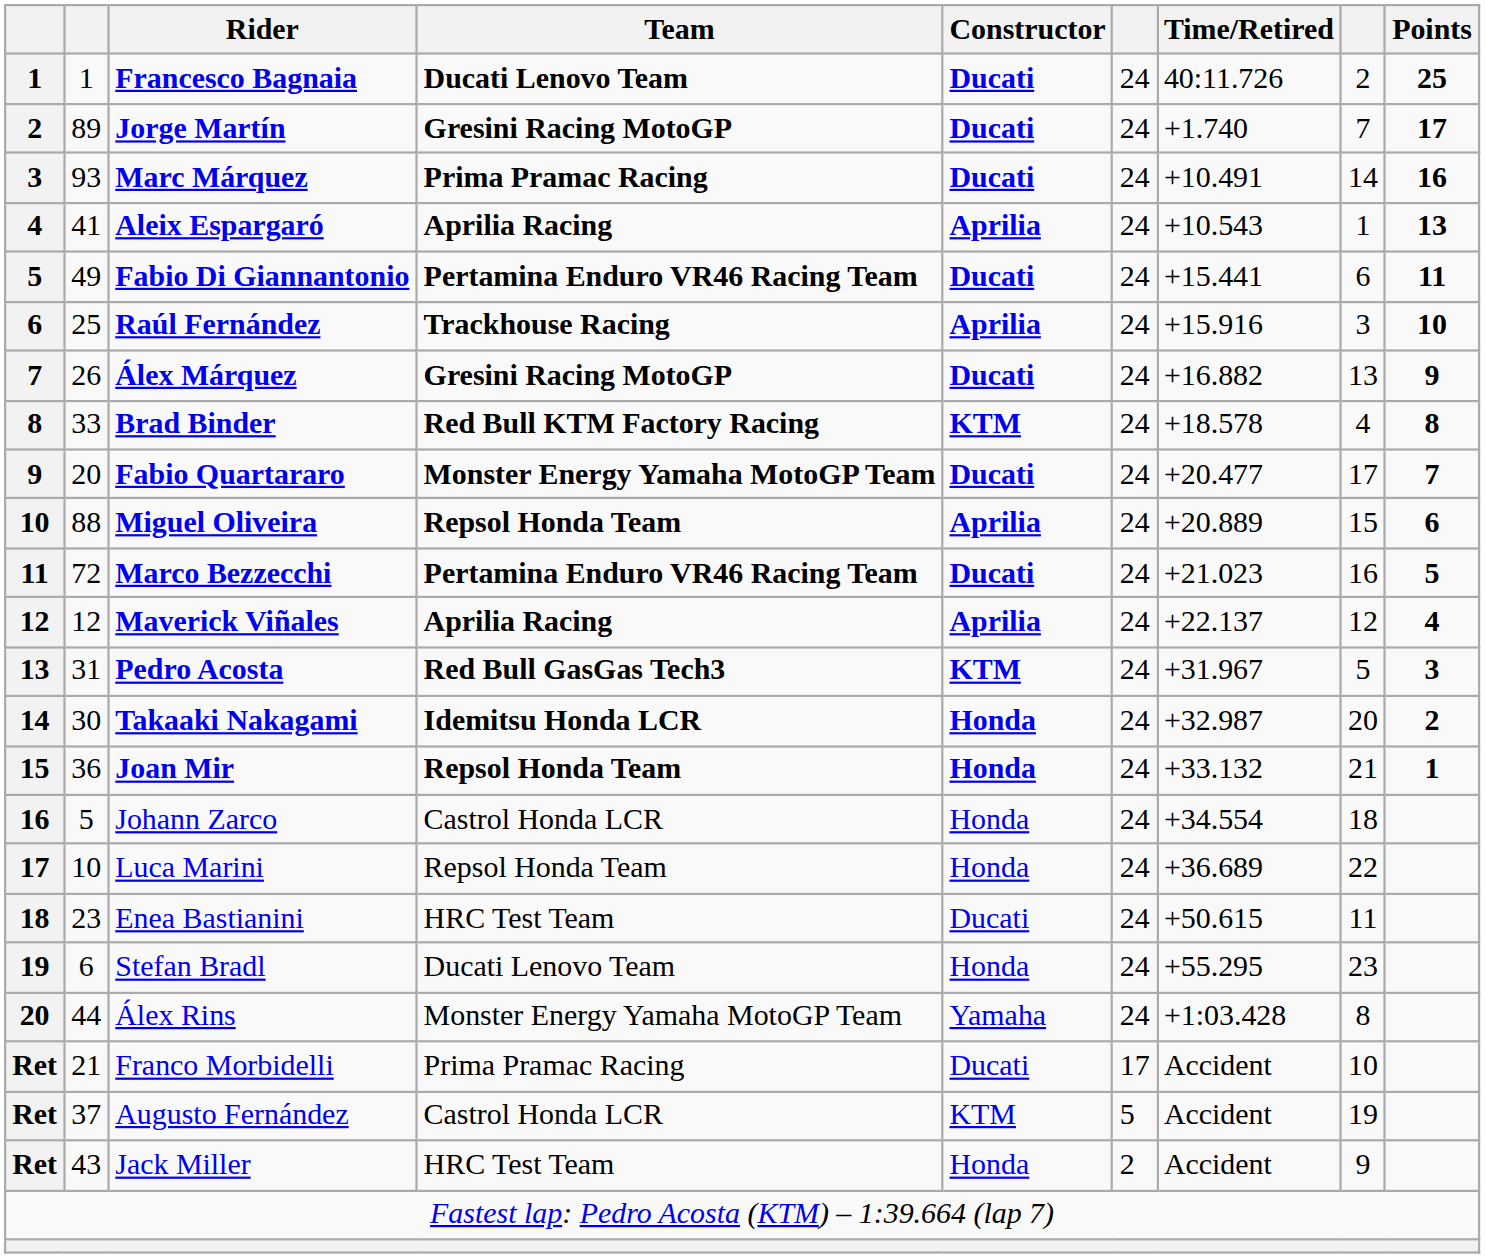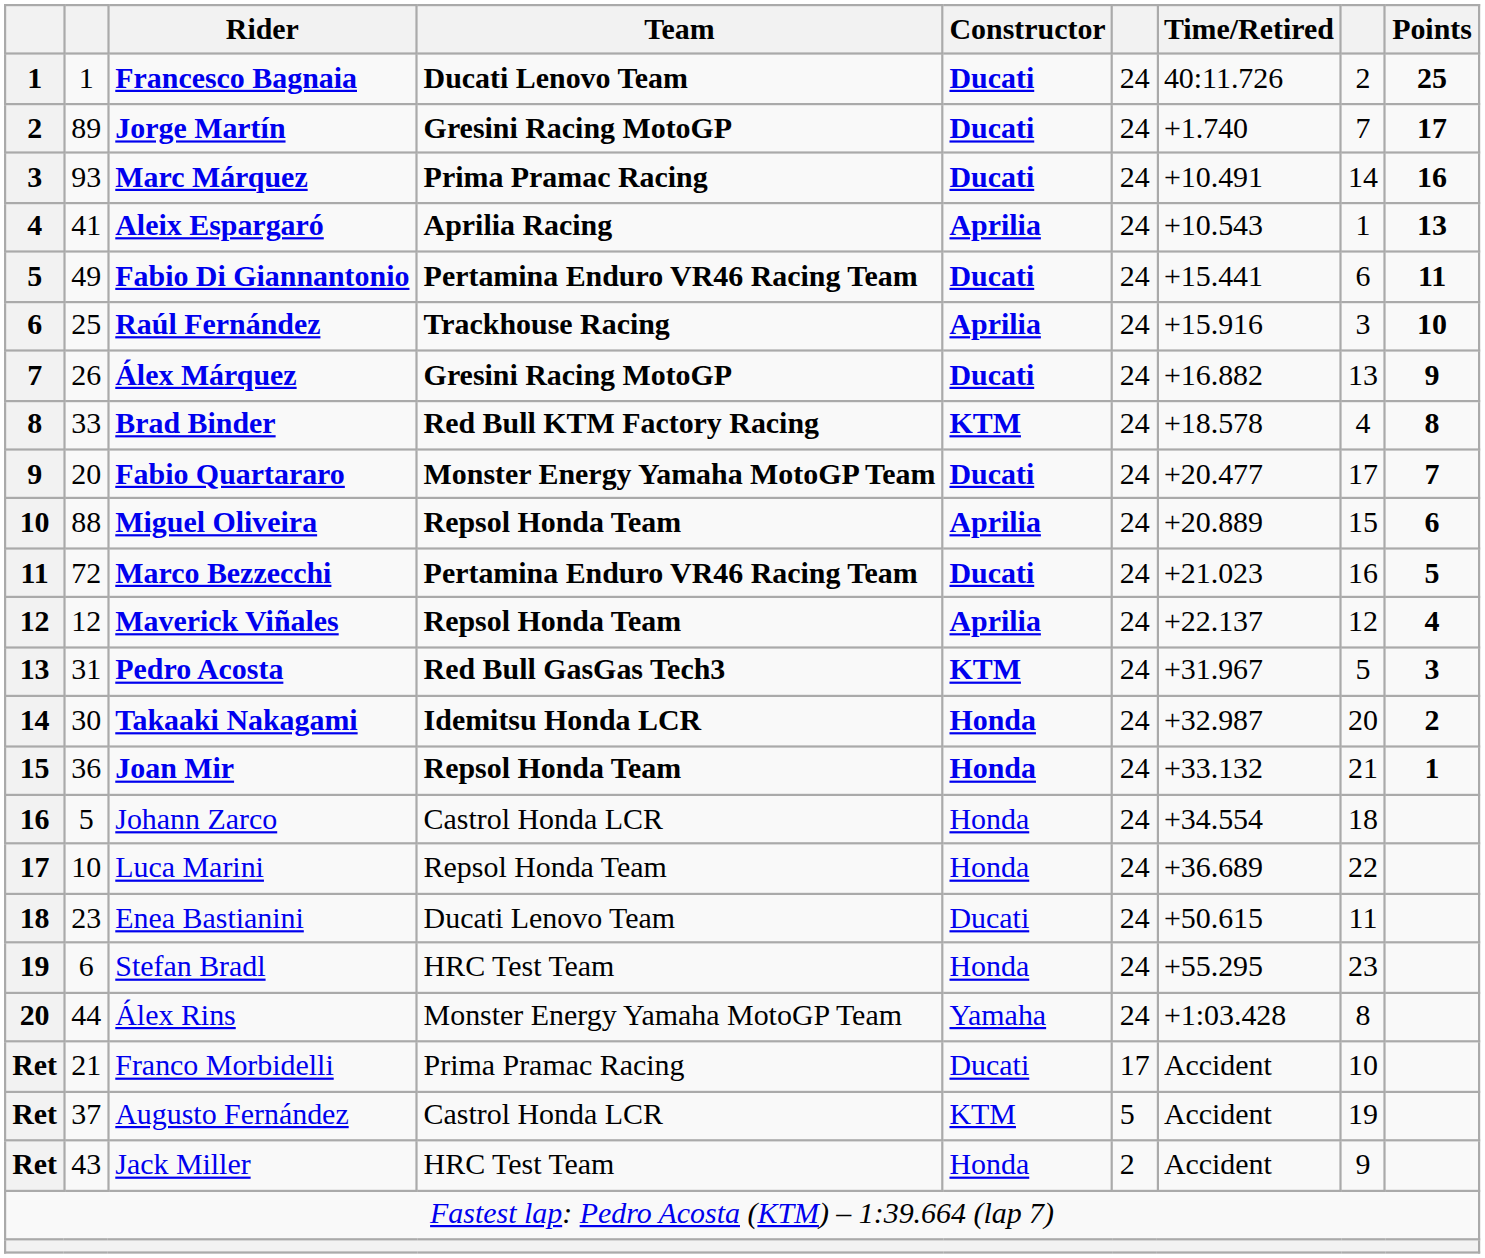(518, 621) Aprilia Racing -> (552, 621) Repsol Honda Team
(519, 917) HRC Test Team -> (549, 917) Ducati Lenovo Team
(549, 966) Ducati Lenovo Team -> (519, 966) HRC Test Team
